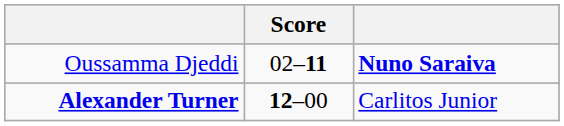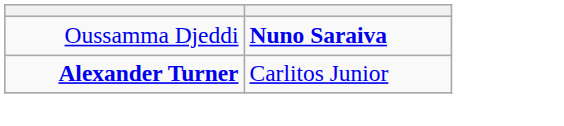- column: (298, 24)
